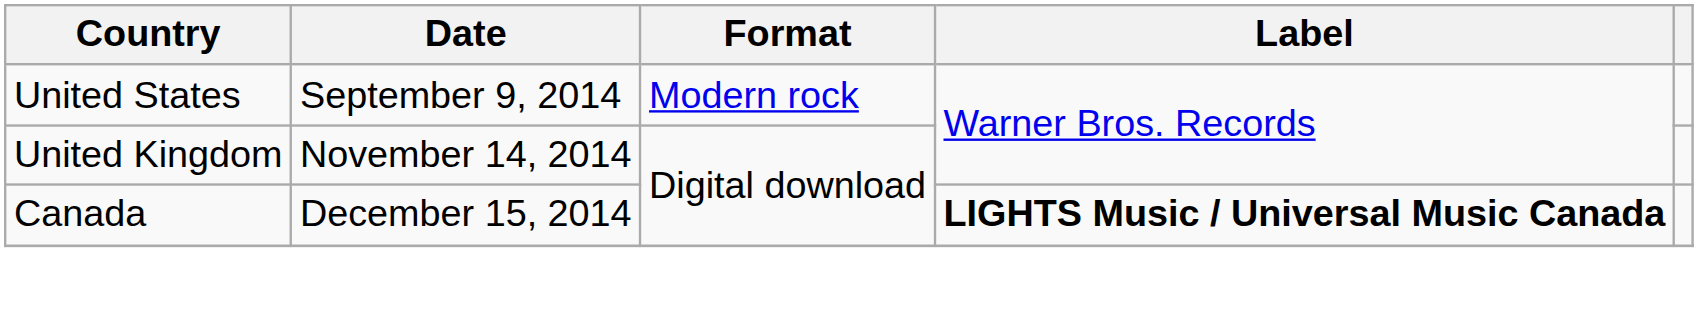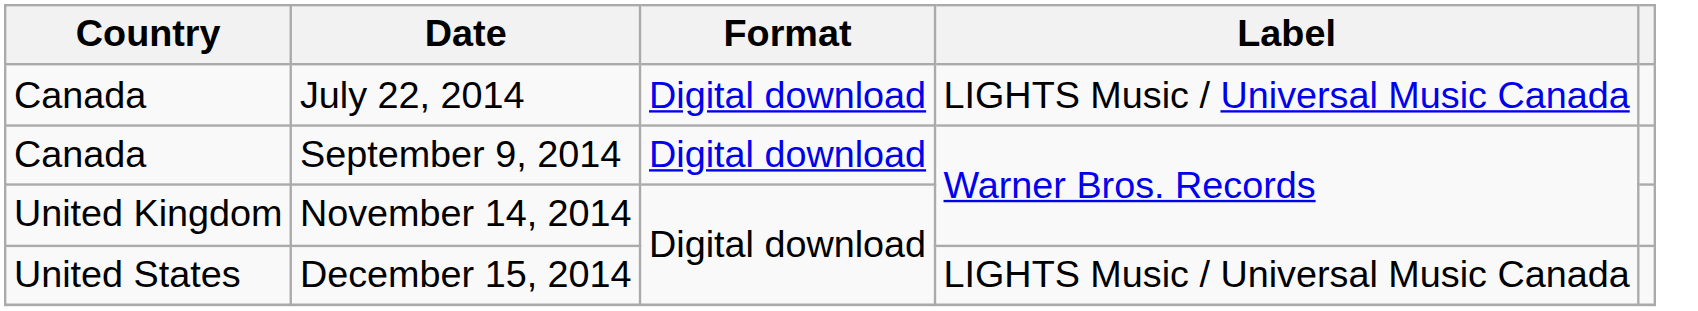+ row: (412, 94)
(127, 94) United States -> (80, 154) Canada
(754, 94) Modern rock -> (788, 154) Digital download
(80, 214) Canada -> (127, 273) United States
(1304, 214) bold -> (1287, 273) normal
